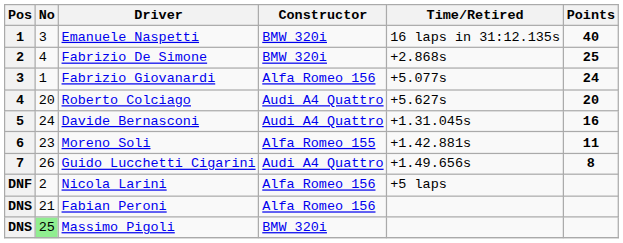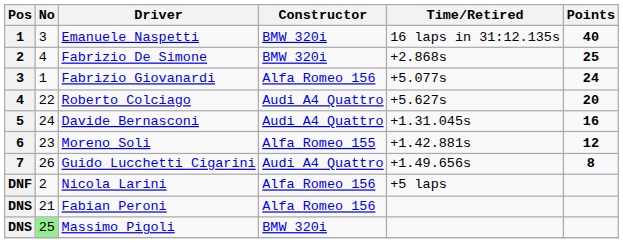(47, 100) 20 -> (47, 100) 22
(591, 143) 11 -> (591, 143) 12
